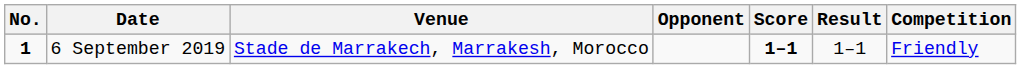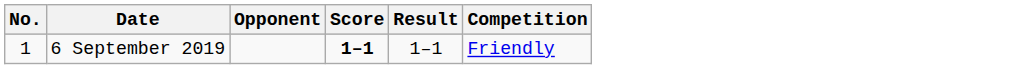- column: (441, 20)
(25, 49) bold -> (25, 49) normal
